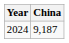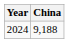(45, 30) 9,187 -> (45, 30) 9,188
